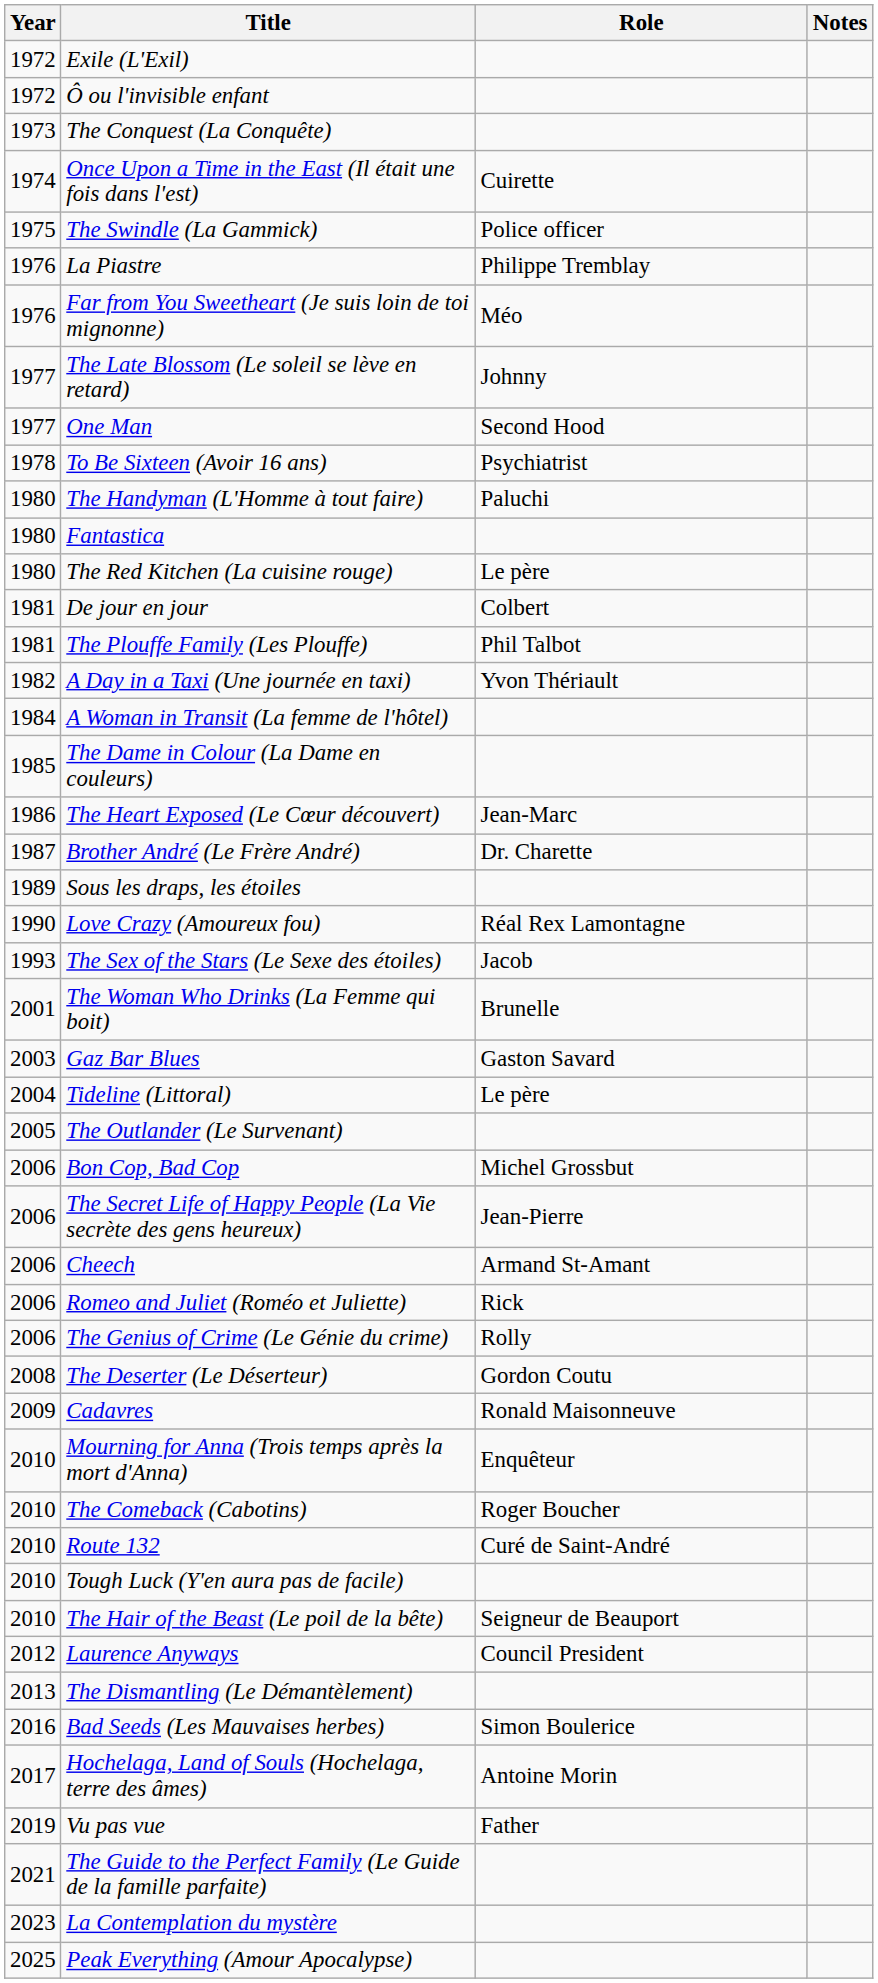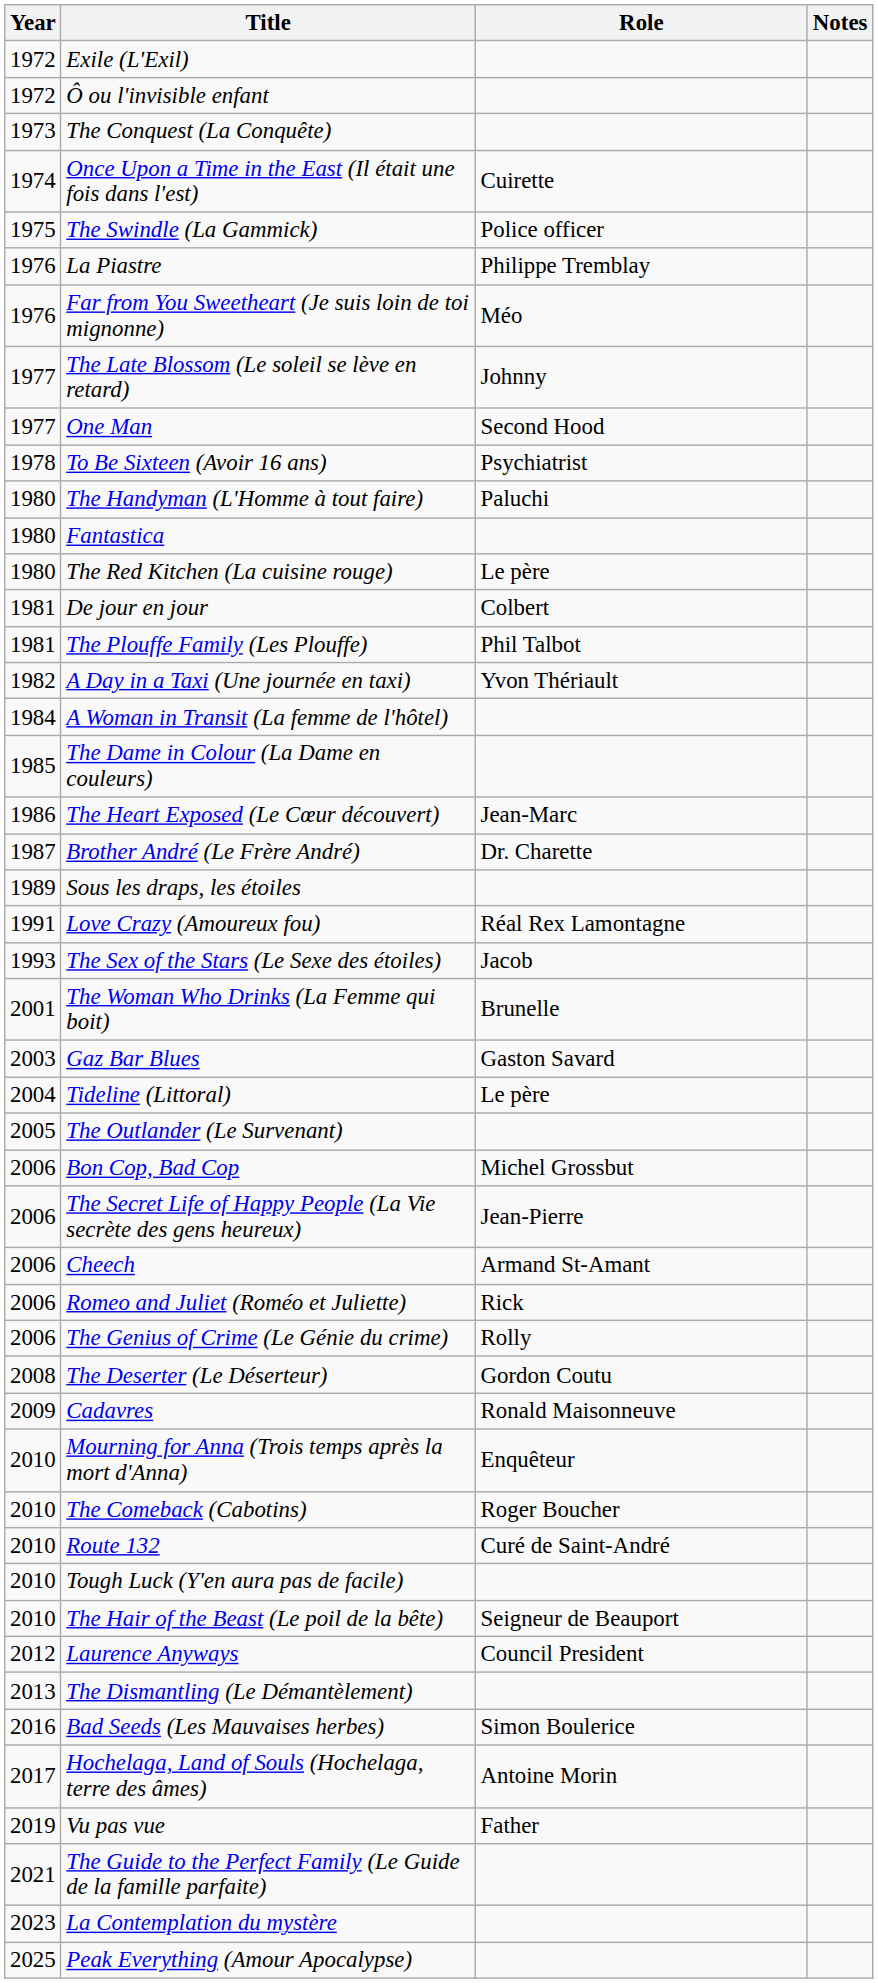(33, 923) 1990 -> (33, 923) 1991
